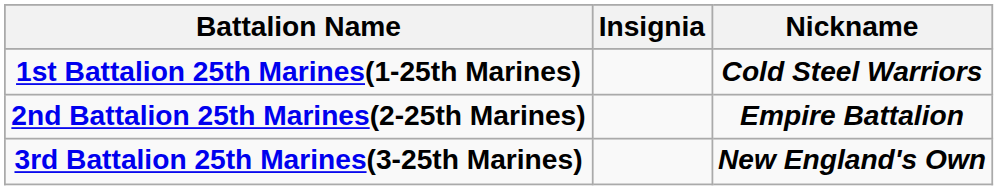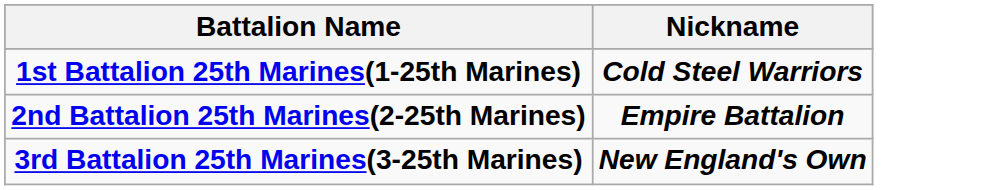- column: (652, 26)
